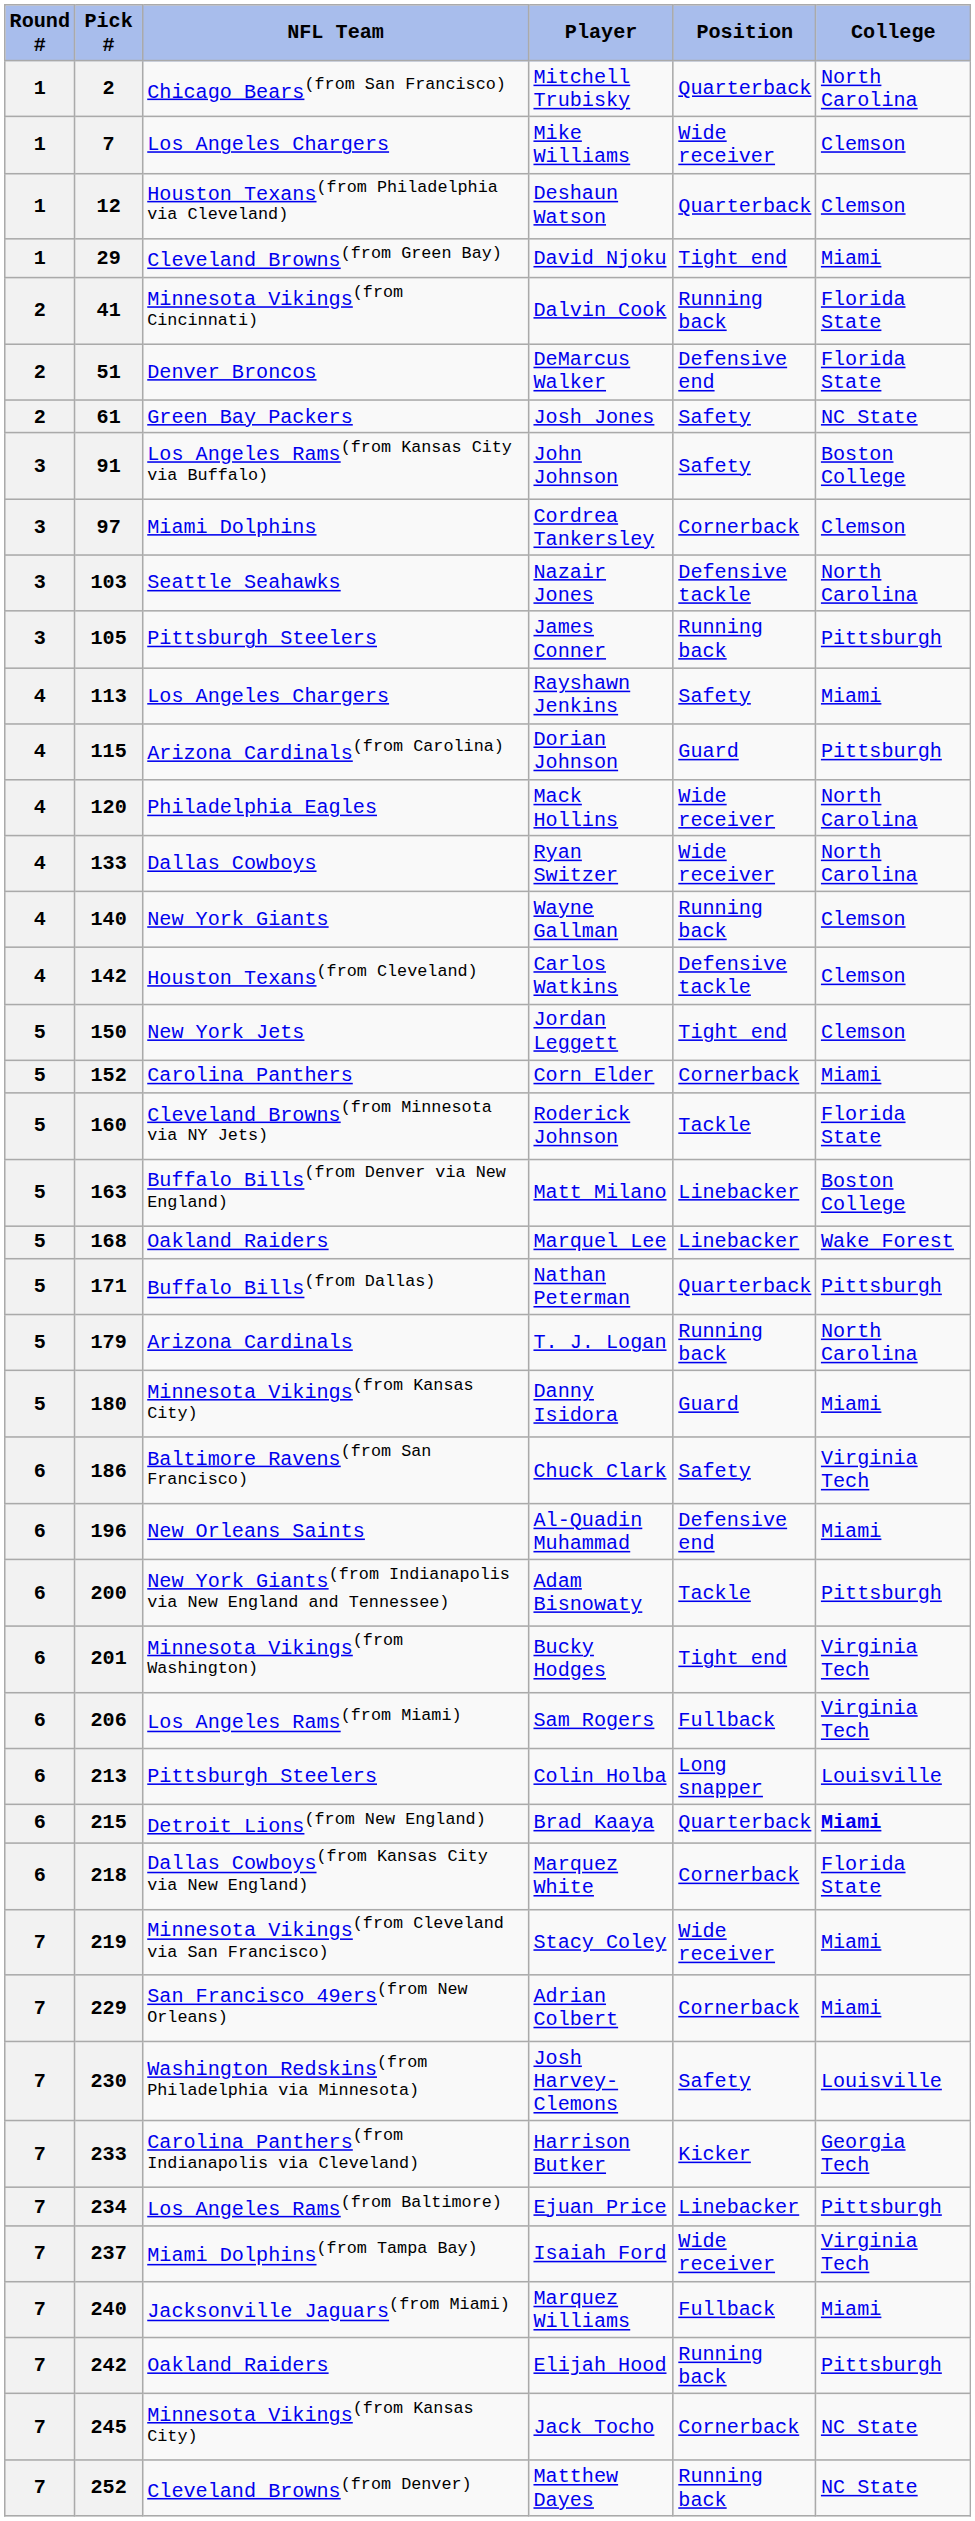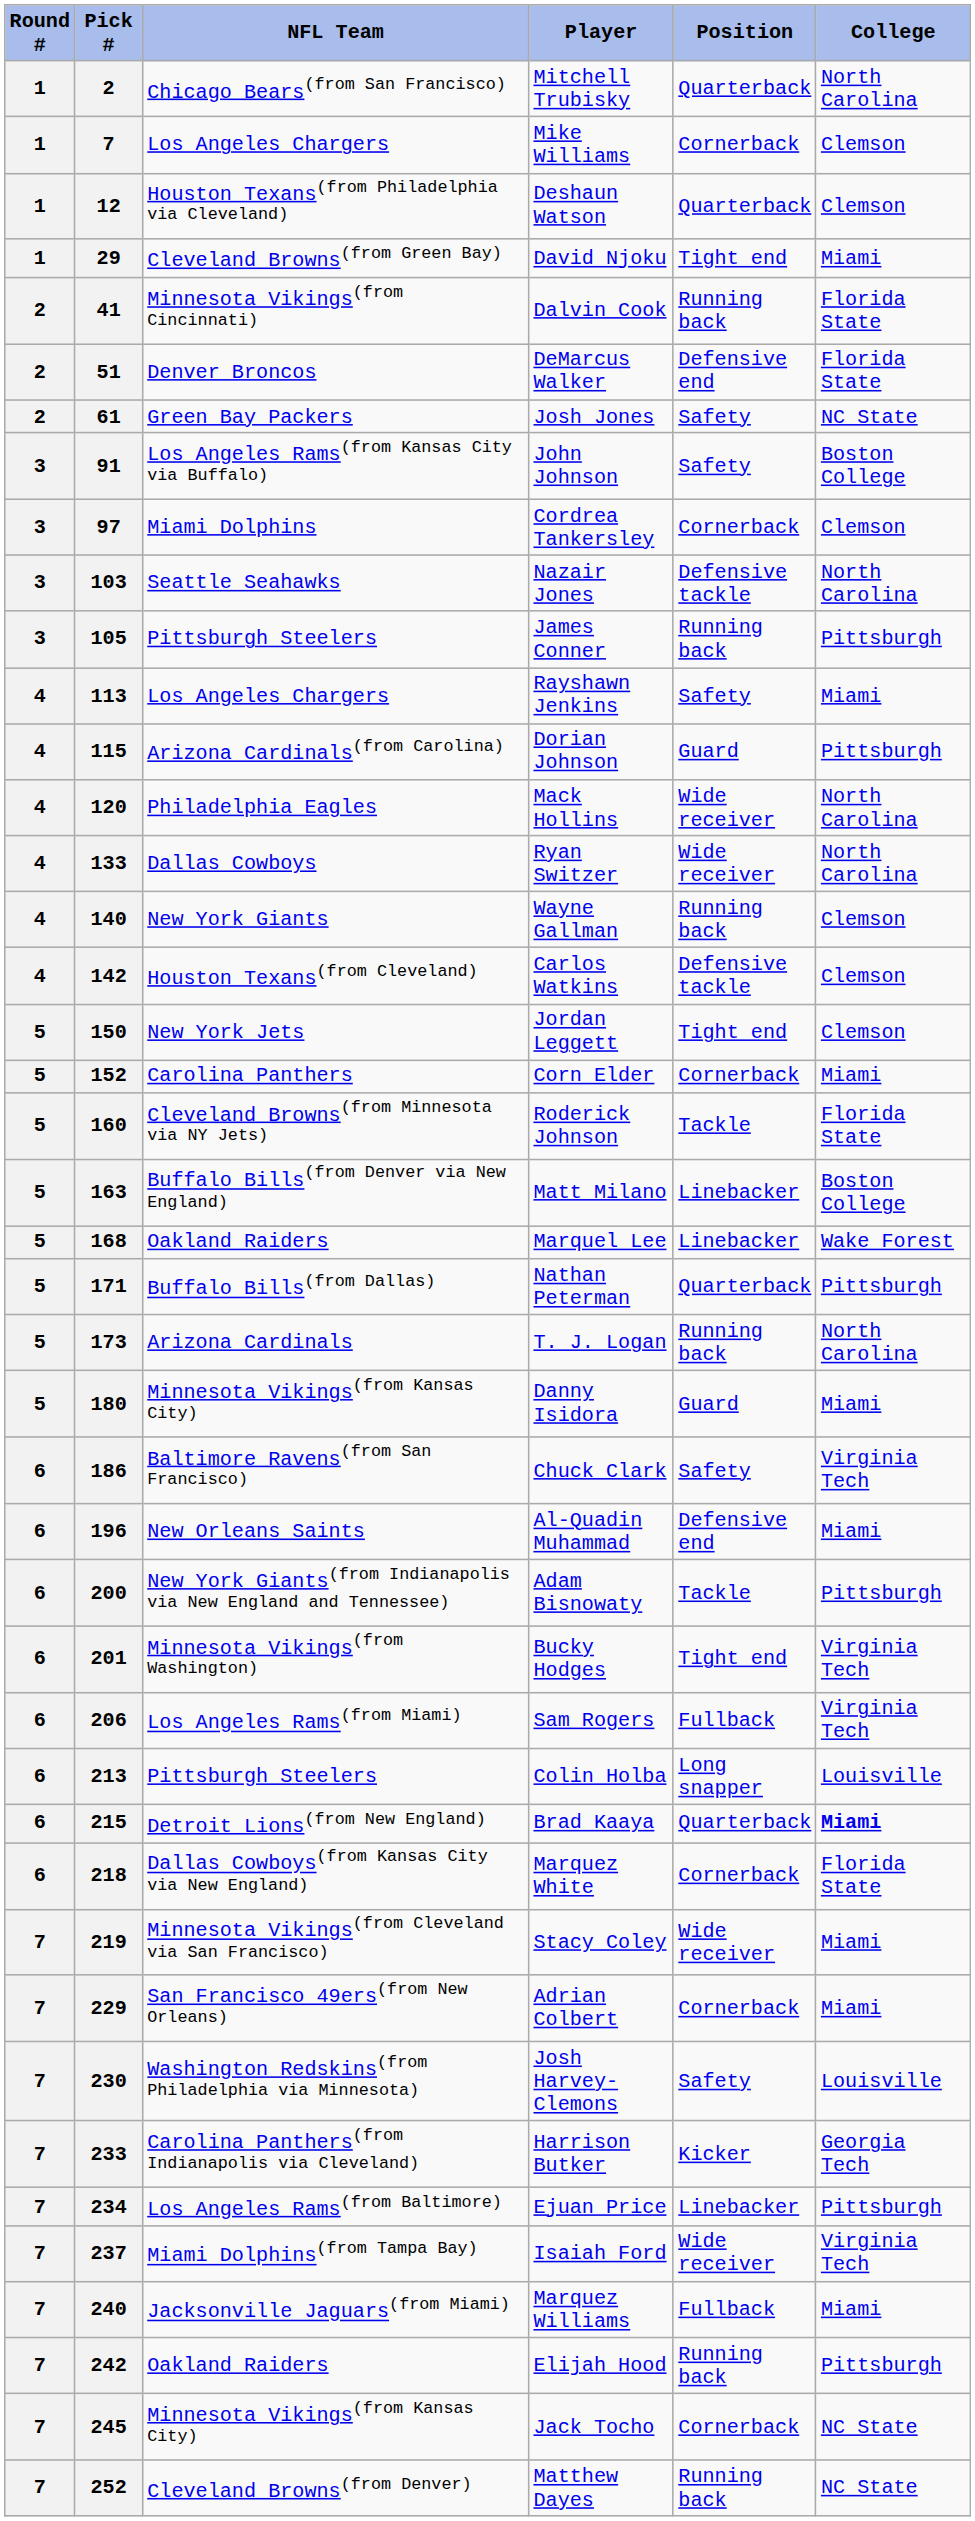(727, 145) Wide receiver -> (739, 145) Cornerback
(109, 1343) 179 -> (109, 1343) 173
